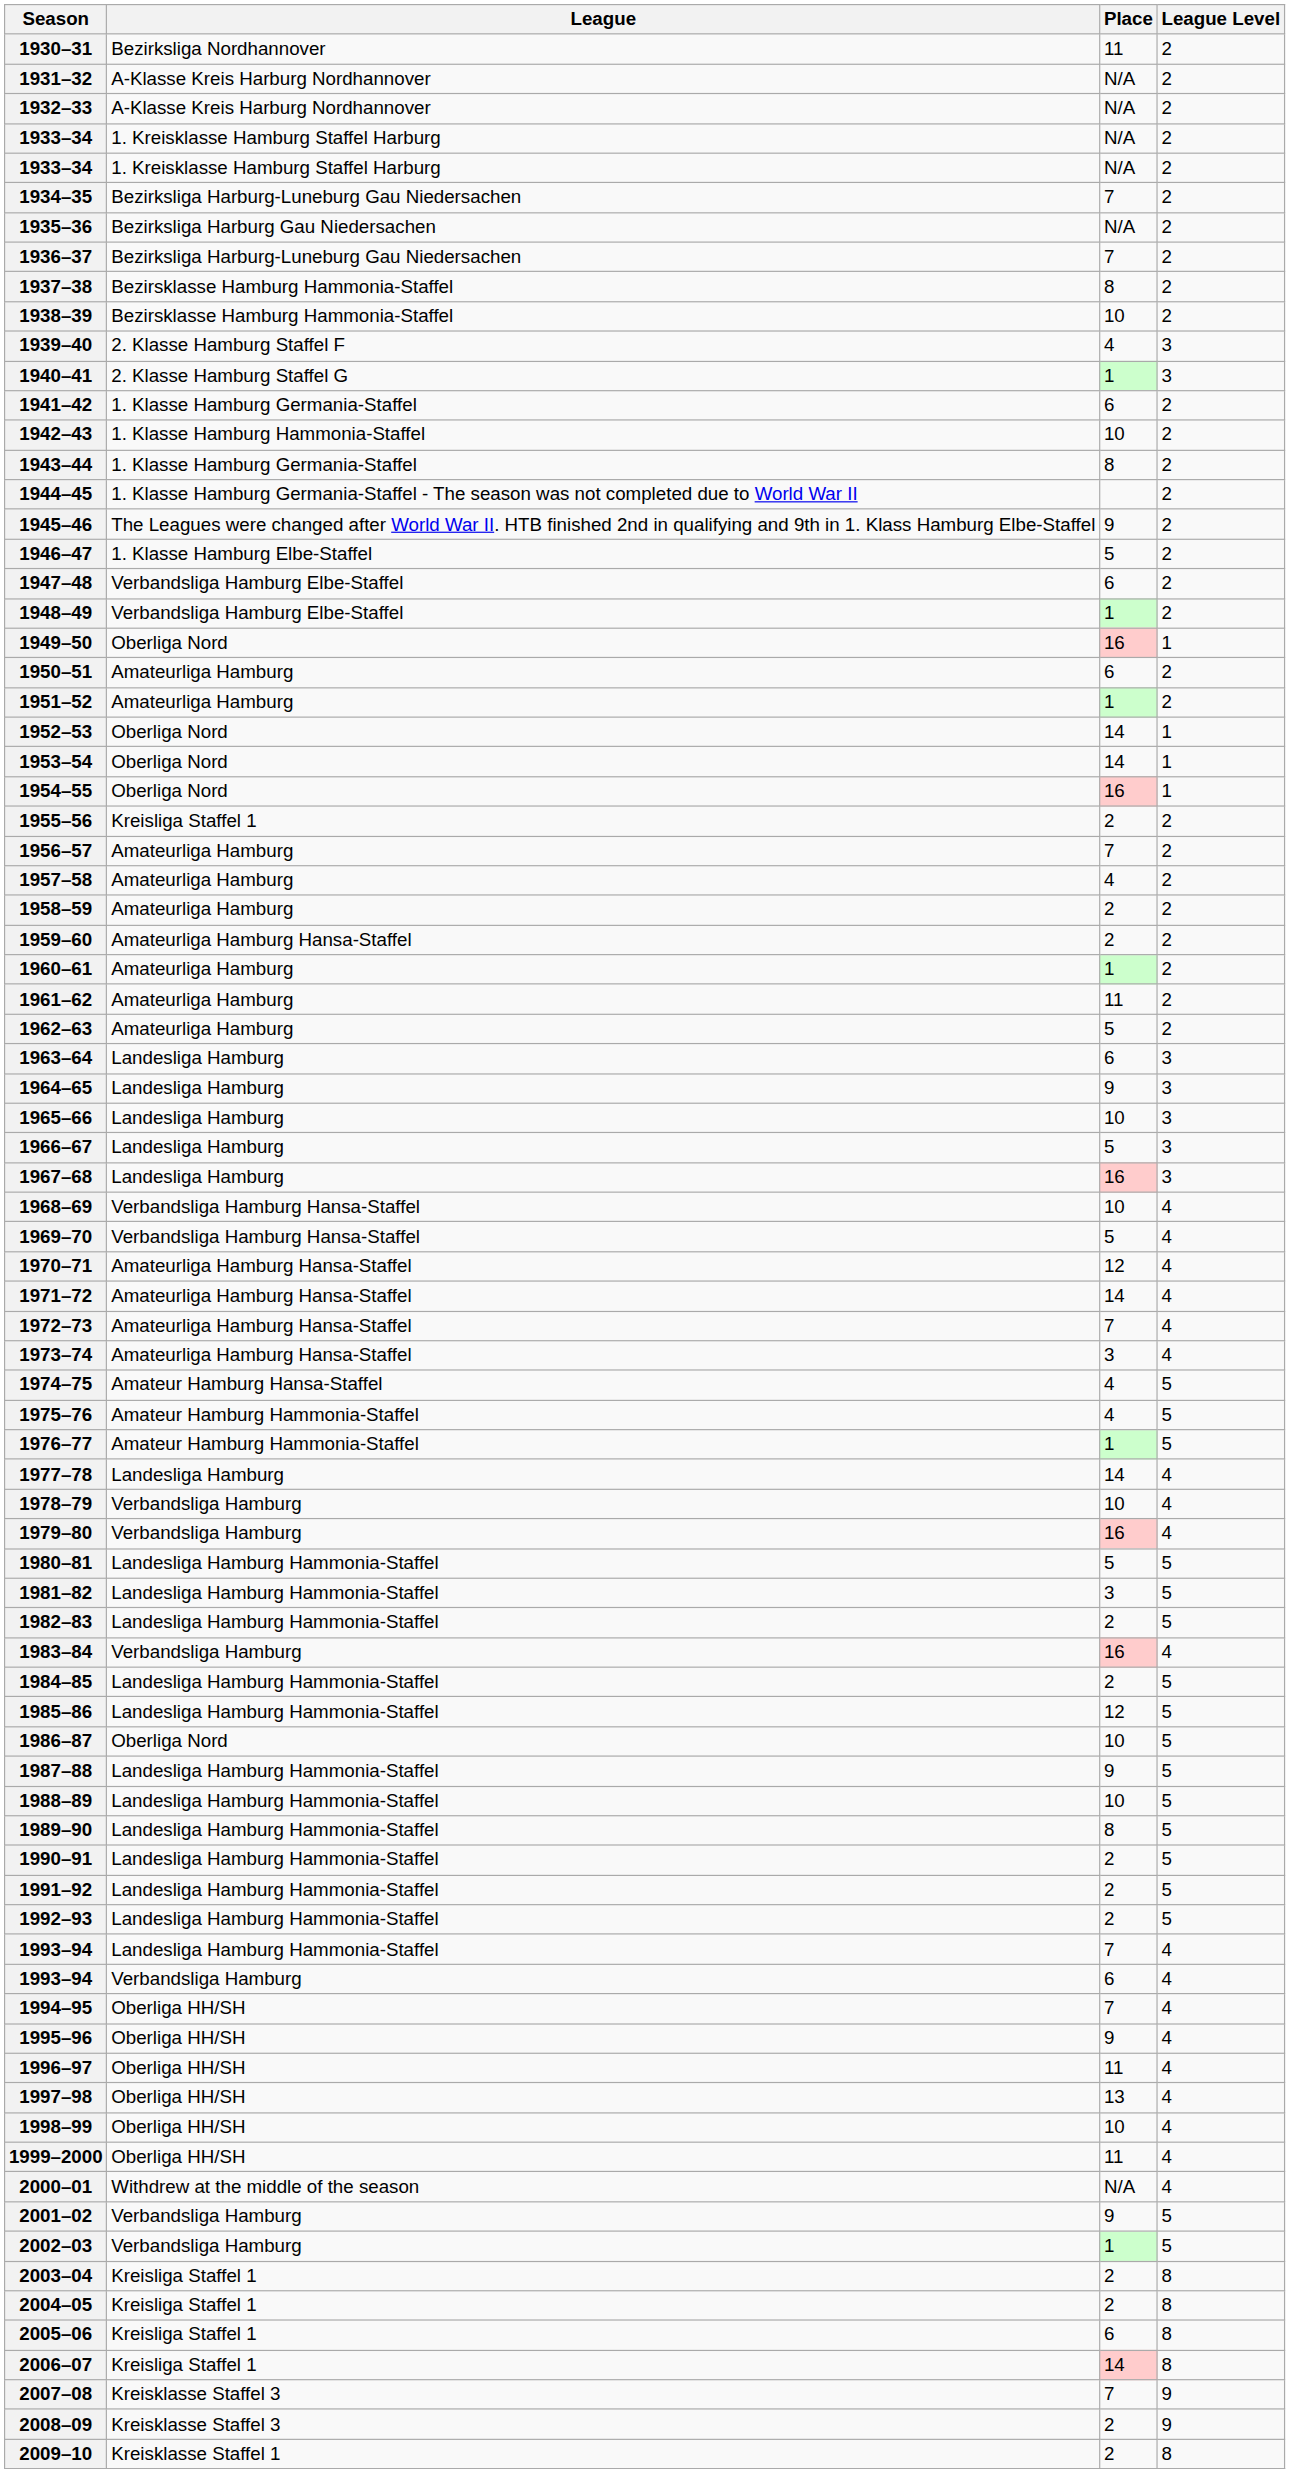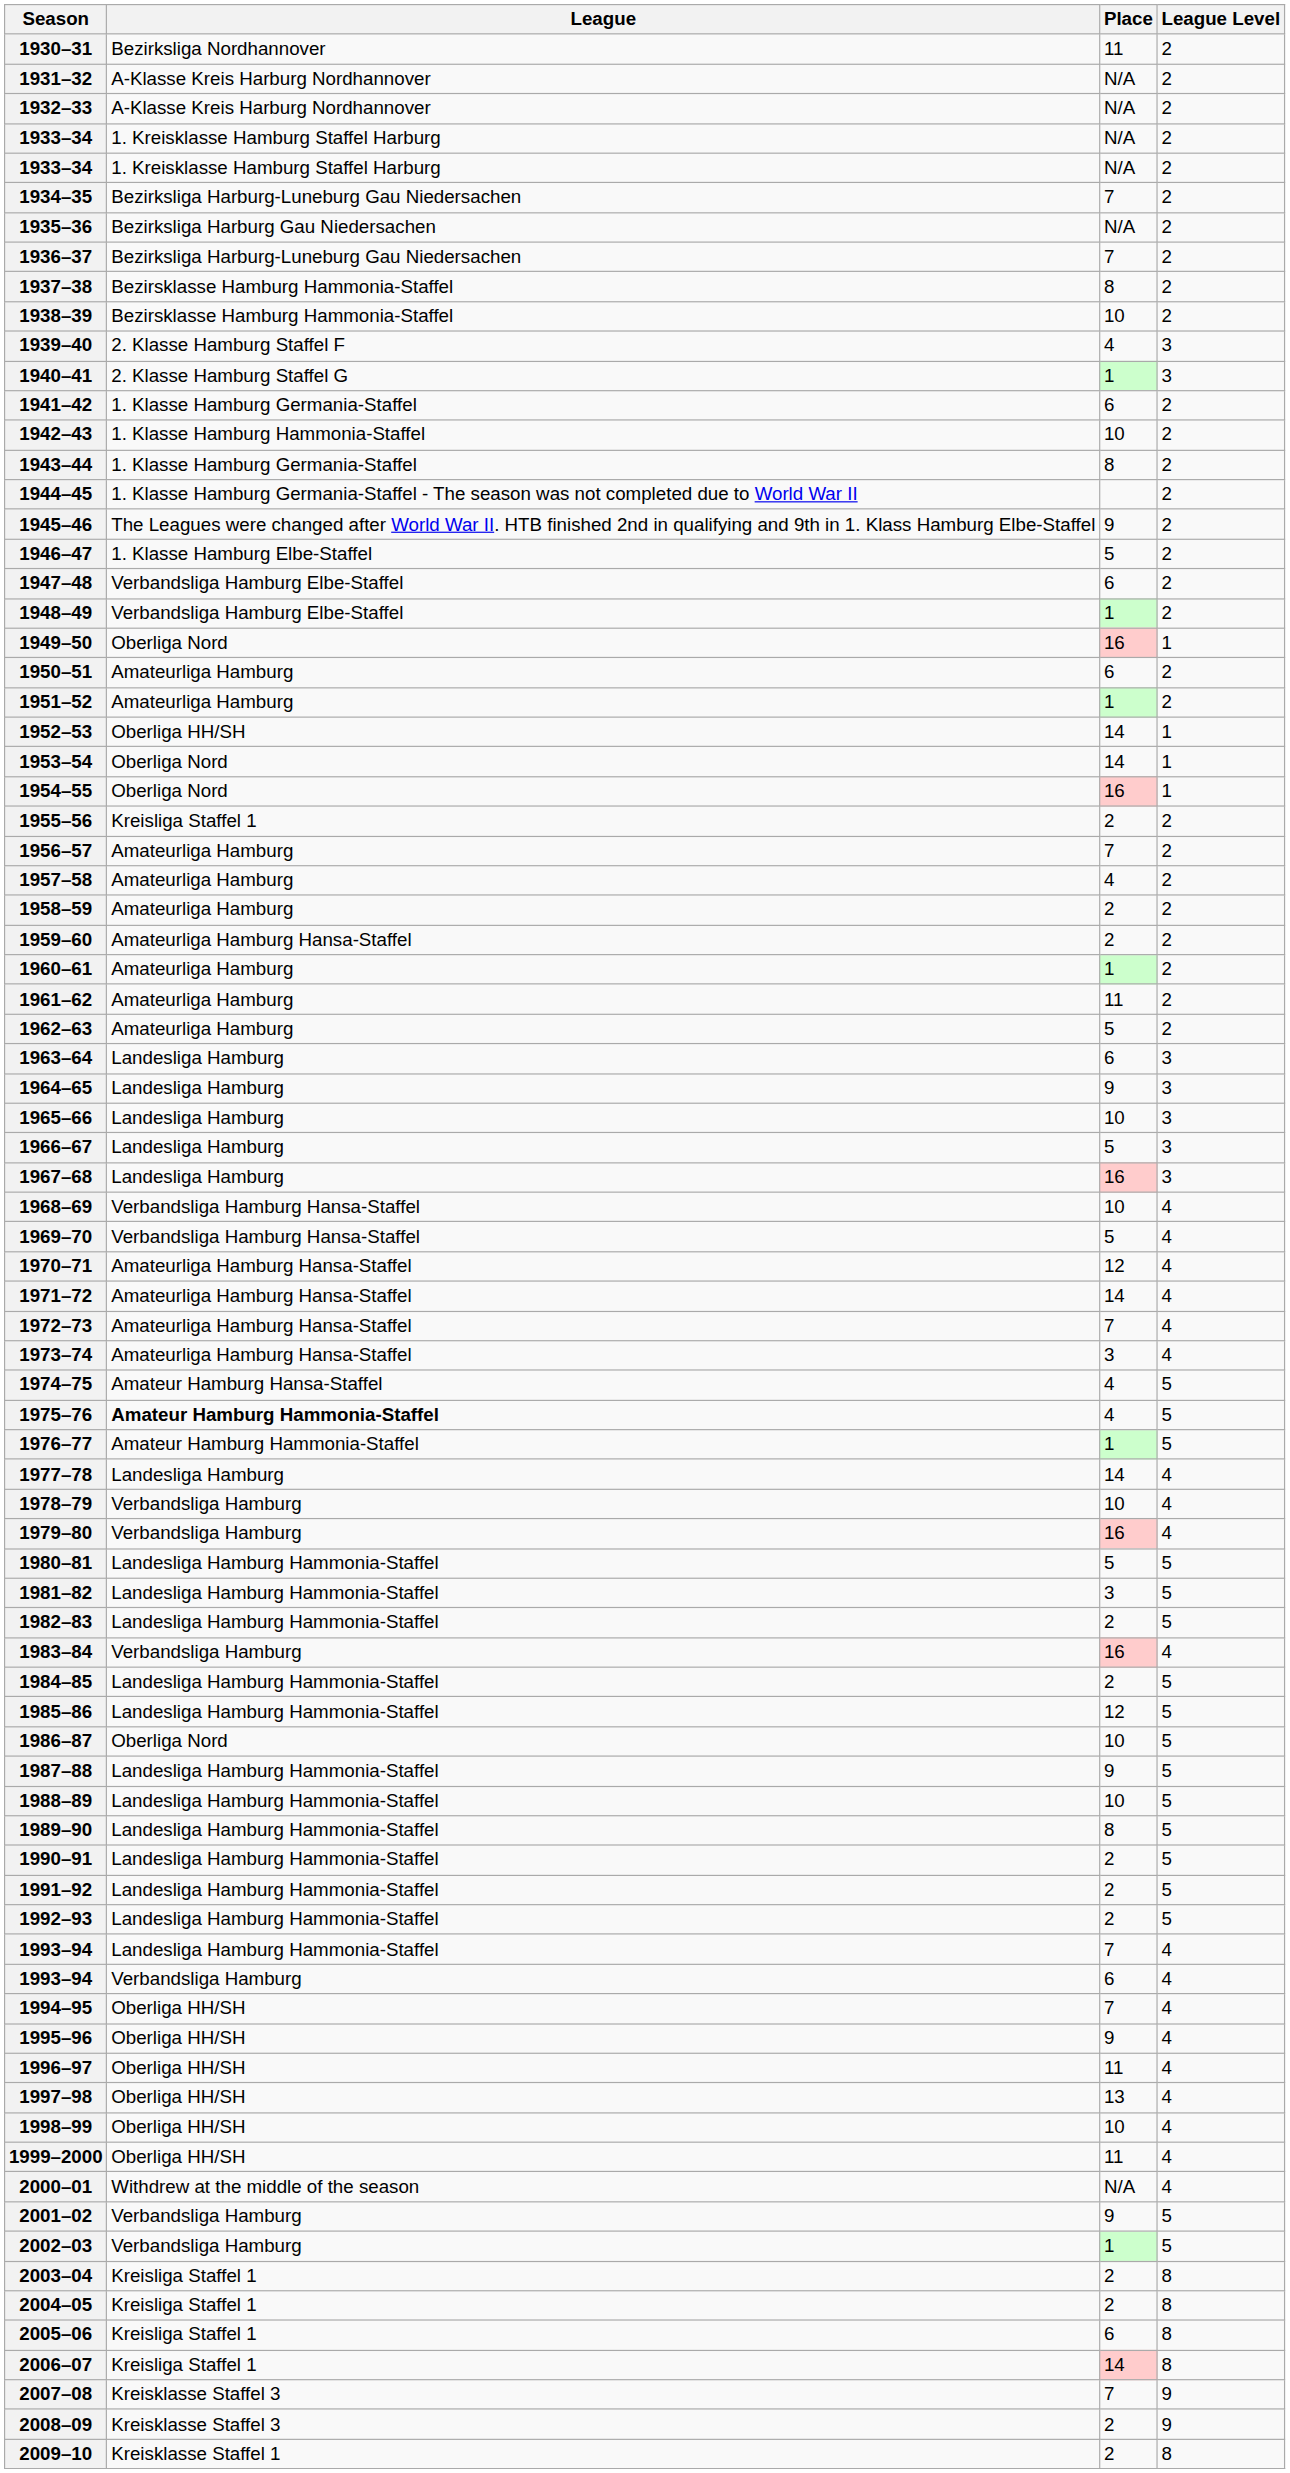(170, 731) Oberliga Nord -> (178, 731) Oberliga HH/SH
(265, 1414) normal -> (275, 1414) bold
